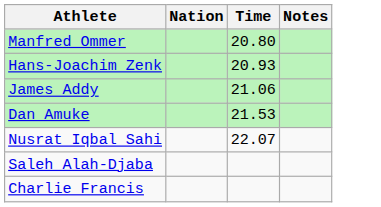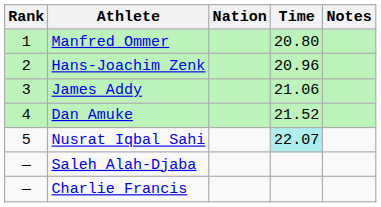+ column: (26, 17)
(253, 66) 20.93 -> (297, 66) 20.96
(253, 115) 21.53 -> (297, 115) 21.52
(253, 140) no background -> (297, 140) paleturquoise background
